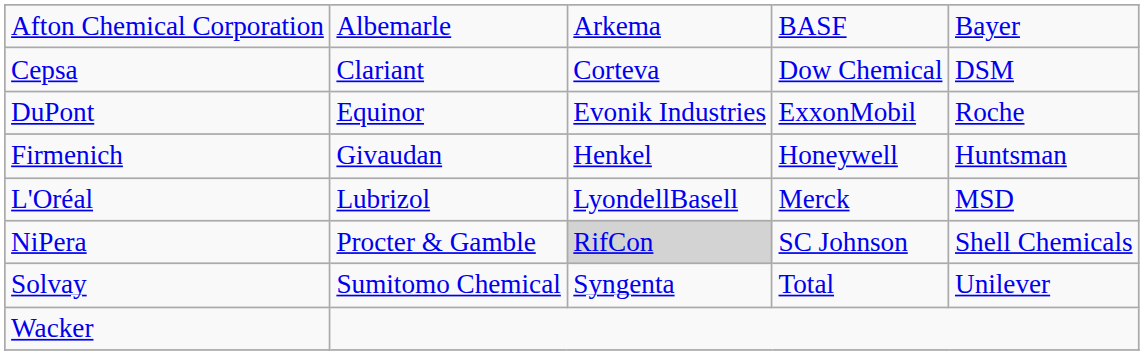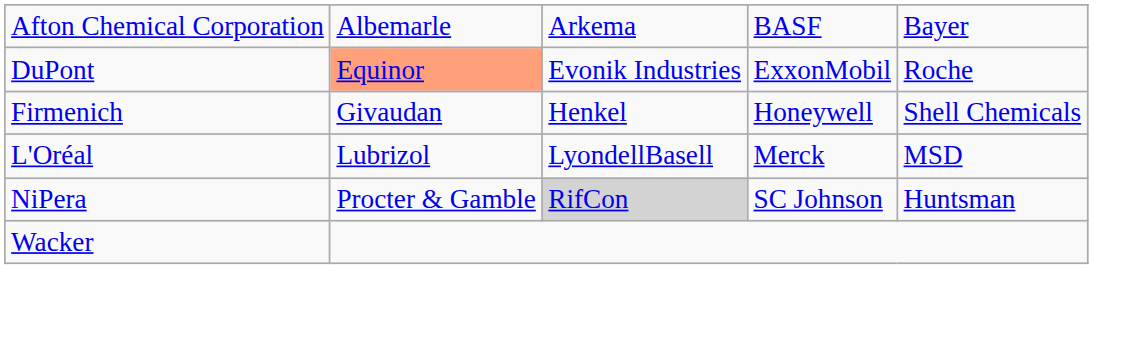- row: (44, 69)
(380, 112) no background -> (380, 69) lightsalmon background
(1011, 155) Huntsman -> (992, 112) Shell Chemicals
(1044, 241) Shell Chemicals -> (960, 198) Huntsman
- row: (49, 284)
